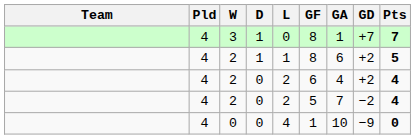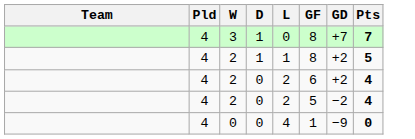- column: (340, 15)
